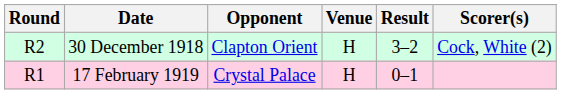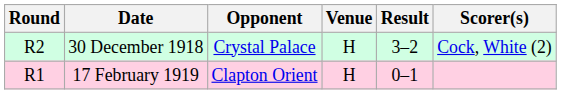(265, 46) Clapton Orient -> (265, 46) Crystal Palace
(265, 74) Crystal Palace -> (265, 74) Clapton Orient
